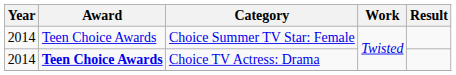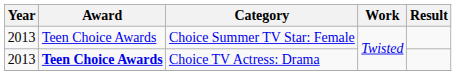(22, 37) 2014 -> (22, 37) 2013
(22, 59) 2014 -> (22, 59) 2013
